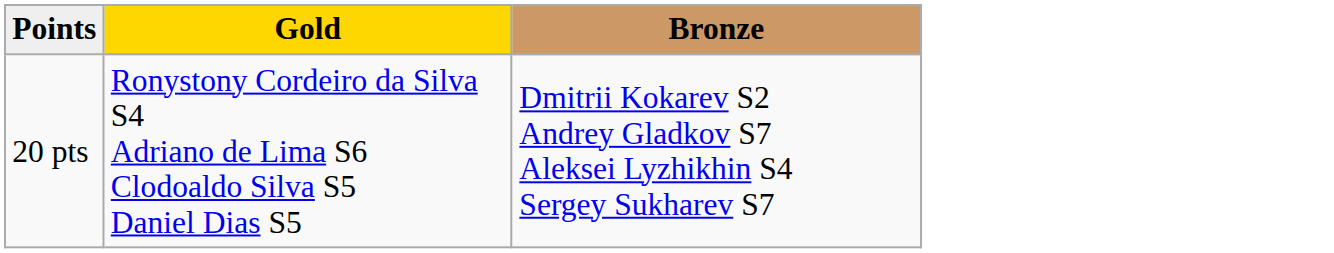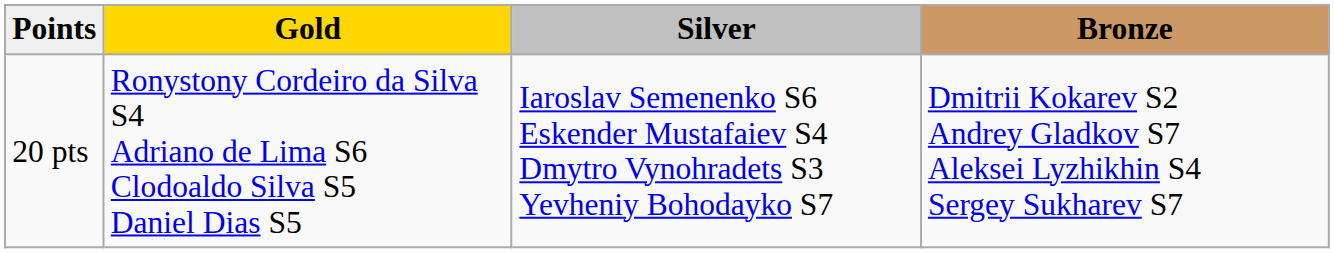+ column: (716, 29)
